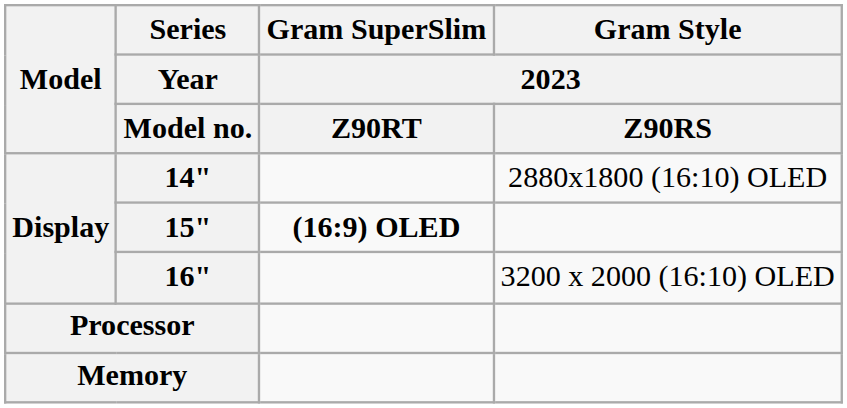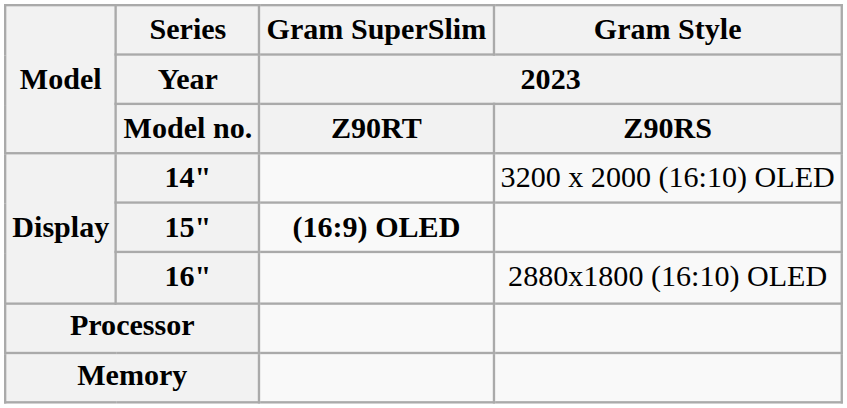(668, 177) 2880x1800 (16:10) OLED -> (668, 177) 3200 x 2000 (16:10) OLED
(668, 276) 3200 x 2000 (16:10) OLED -> (668, 276) 2880x1800 (16:10) OLED
